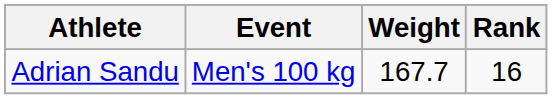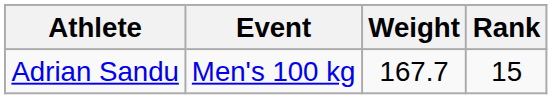(507, 71) 16 -> (507, 71) 15
